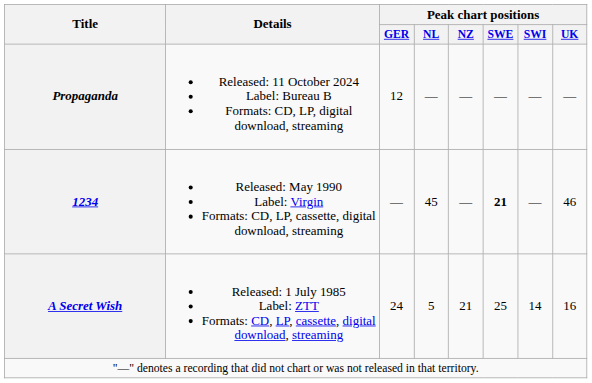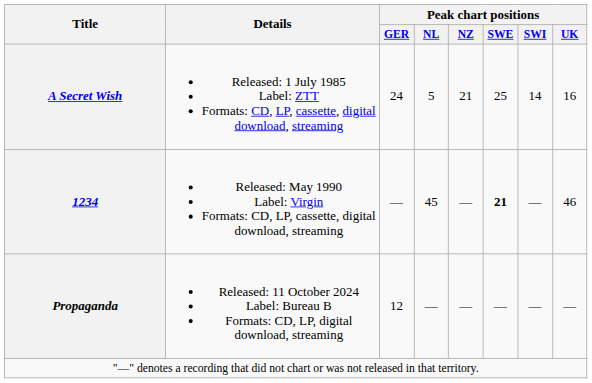rows swapped: (85, 306) <-> (85, 96)
